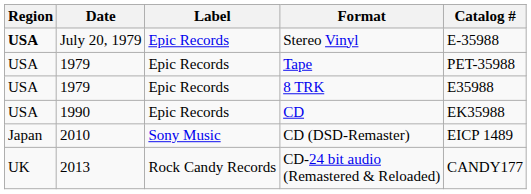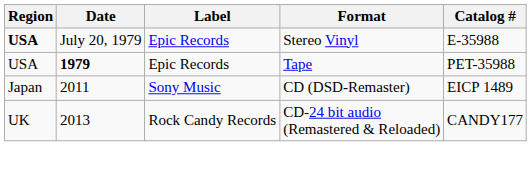(75, 64) normal -> (75, 64) bold
- row: (304, 87)
- row: (294, 111)
(75, 135) 2010 -> (75, 87) 2011
